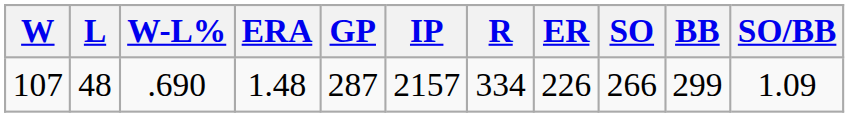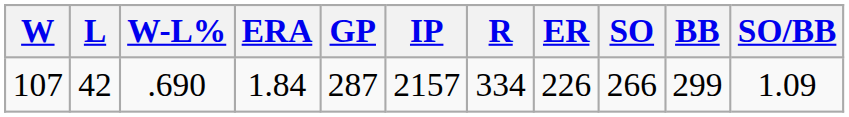(95, 84) 48 -> (95, 84) 42
(277, 84) 1.48 -> (277, 84) 1.84
